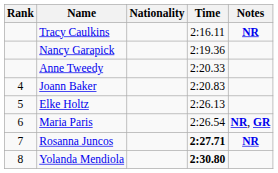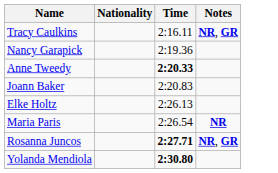- column: (20, 13)
(250, 31) NR -> (218, 31) NR, GR
(208, 68) normal -> (175, 68) bold
(250, 123) NR, GR -> (218, 123) NR
(250, 141) NR -> (218, 141) NR, GR
